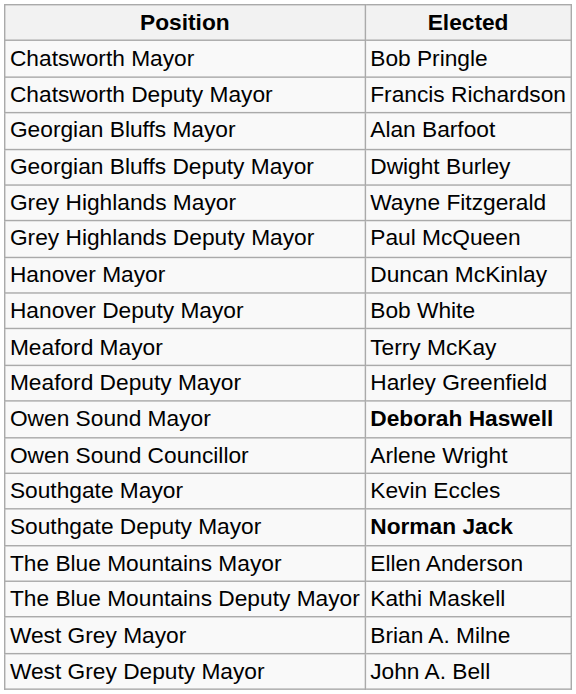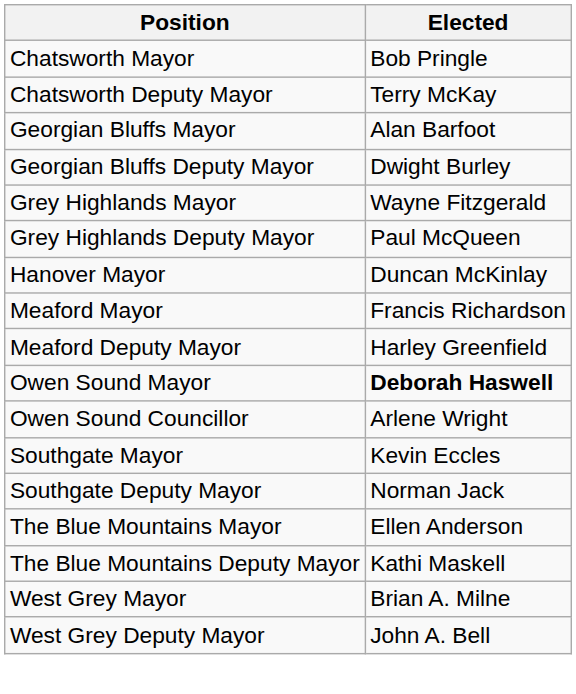(468, 94) Francis Richardson -> (433, 94) Terry McKay
- row: (127, 310)
(433, 346) Terry McKay -> (468, 310) Francis Richardson
(442, 526) bold -> (437, 490) normal
